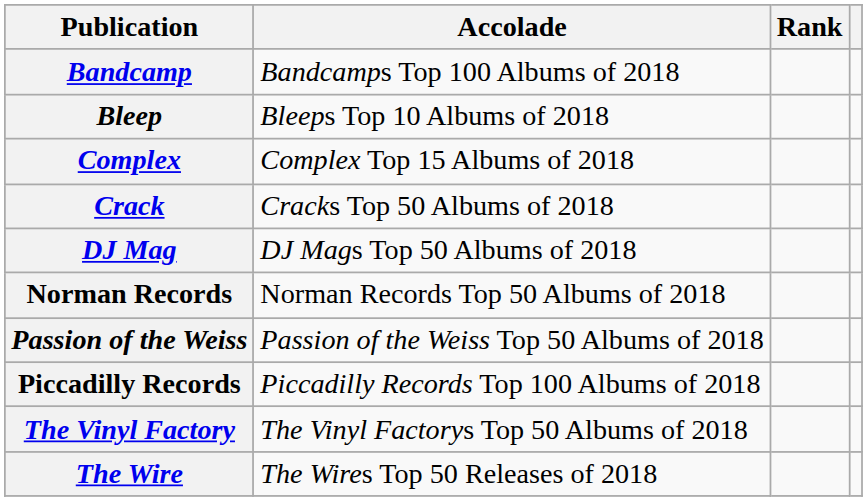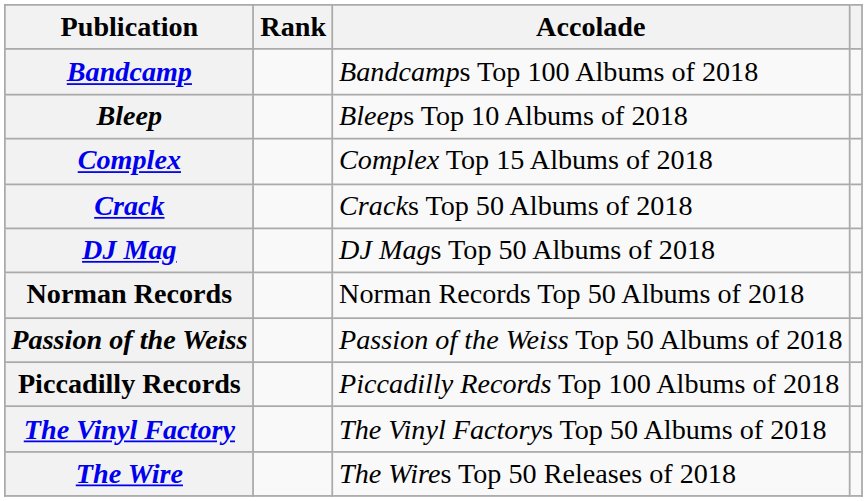columns swapped: (512, 26) <-> (810, 26)
